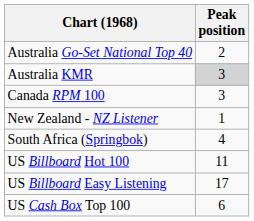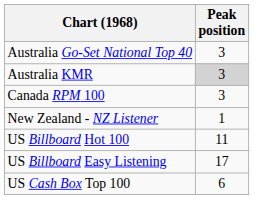(222, 52) 2 -> (222, 52) 3
- row: (78, 140)
